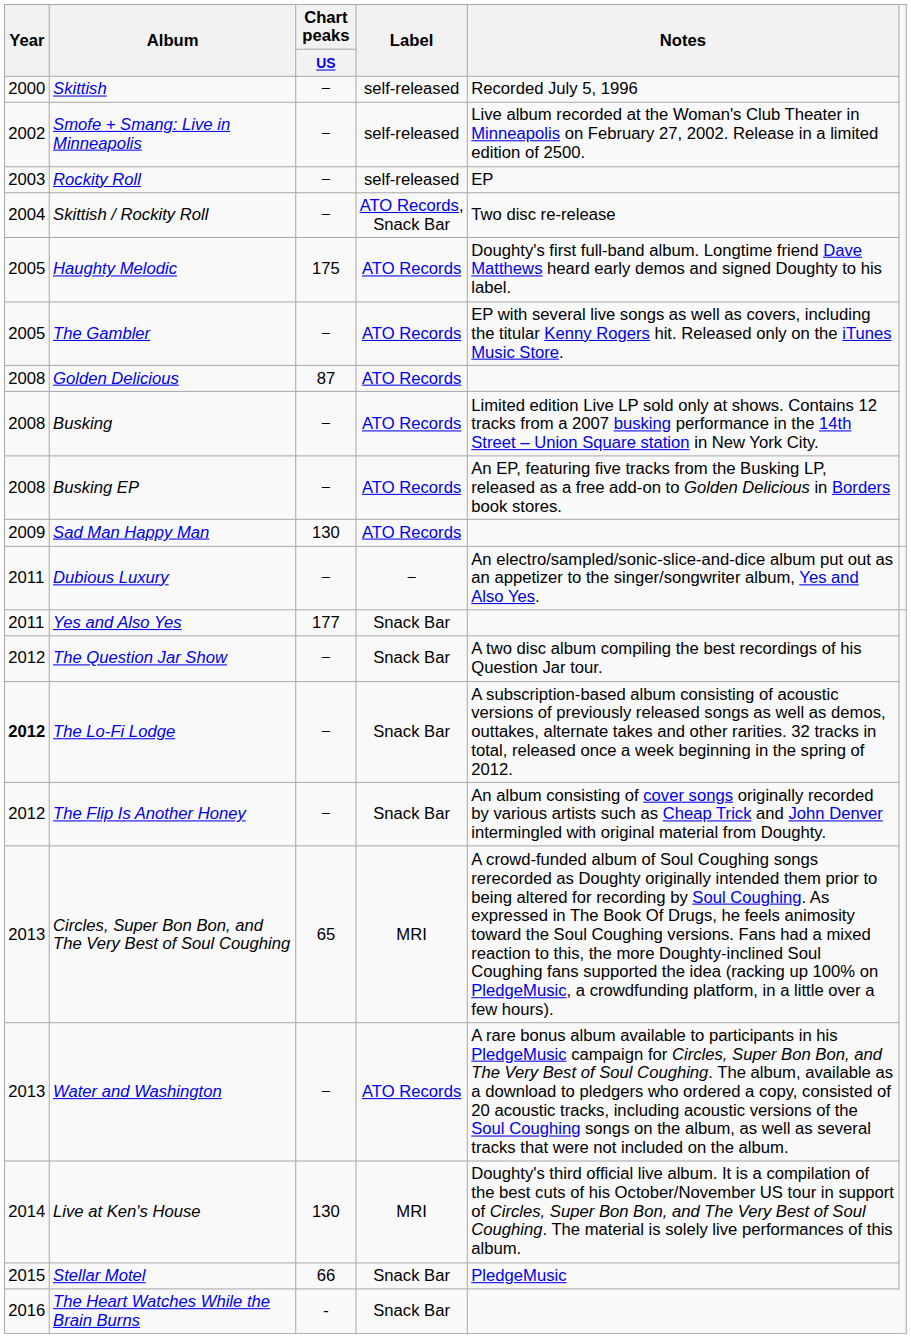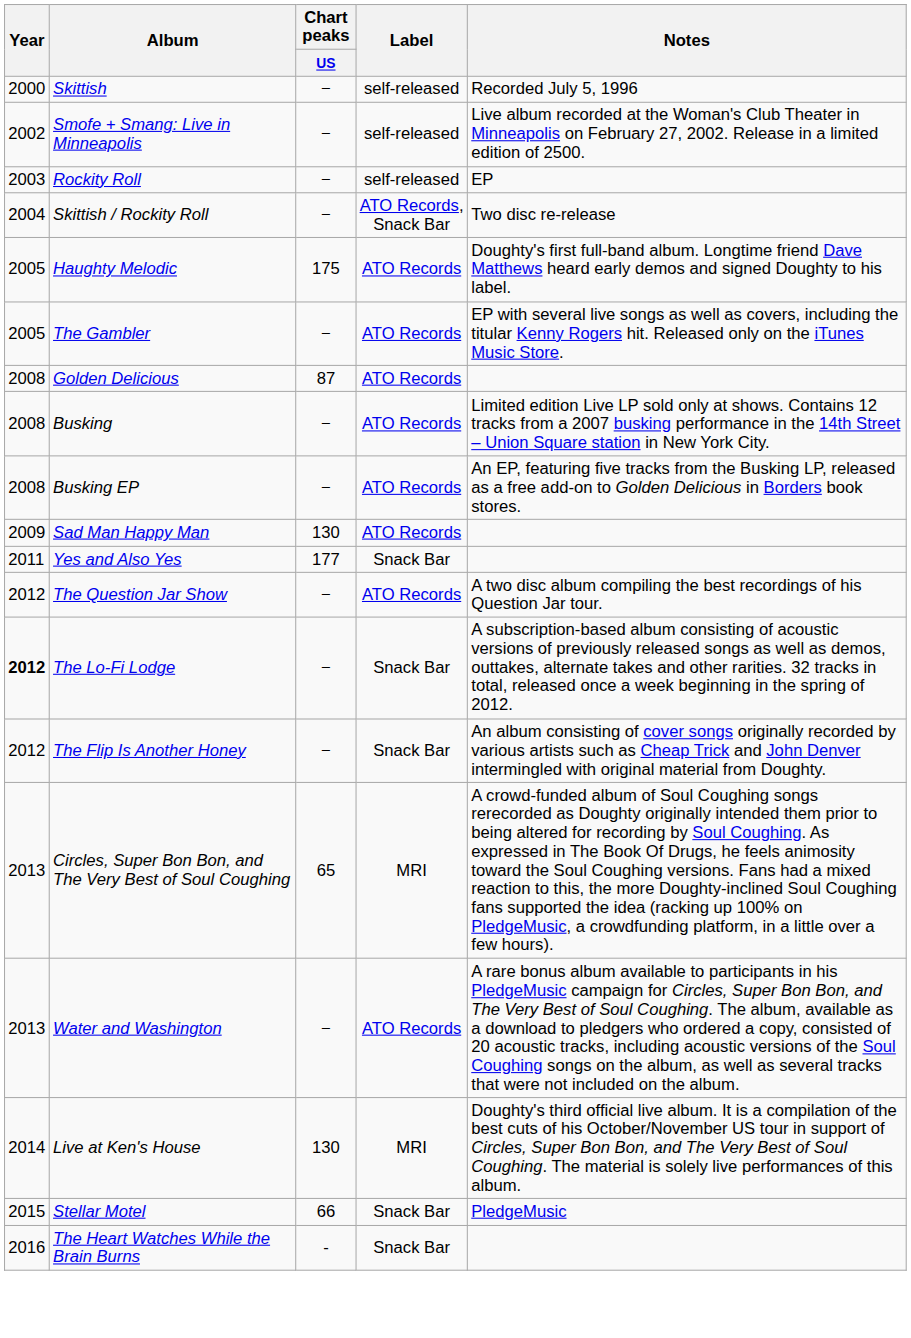- row: (111, 577)
(412, 658) Snack Bar -> (412, 594) ATO Records
